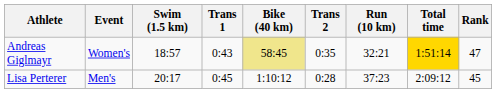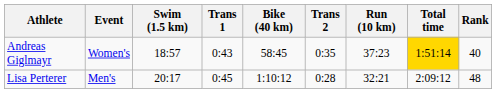(274, 53) khaki background -> (274, 53) no background
(376, 53) 32:21 -> (376, 53) 37:23
(475, 53) 47 -> (475, 53) 40
(376, 79) 37:23 -> (376, 79) 32:21
(475, 79) 45 -> (475, 79) 48
